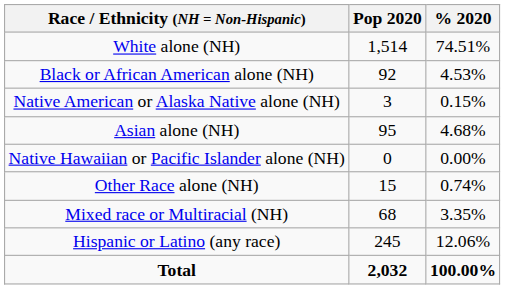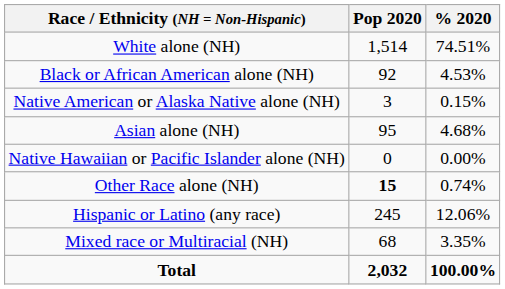(387, 185) normal -> (387, 185) bold
rows swapped: (177, 213) <-> (177, 241)
